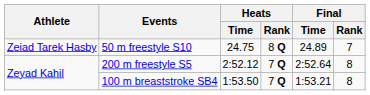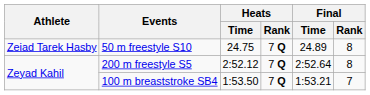(277, 47) 8 Q -> (277, 47) 7 Q
(349, 47) 7 -> (349, 47) 8
(349, 82) 8 -> (349, 82) 7
